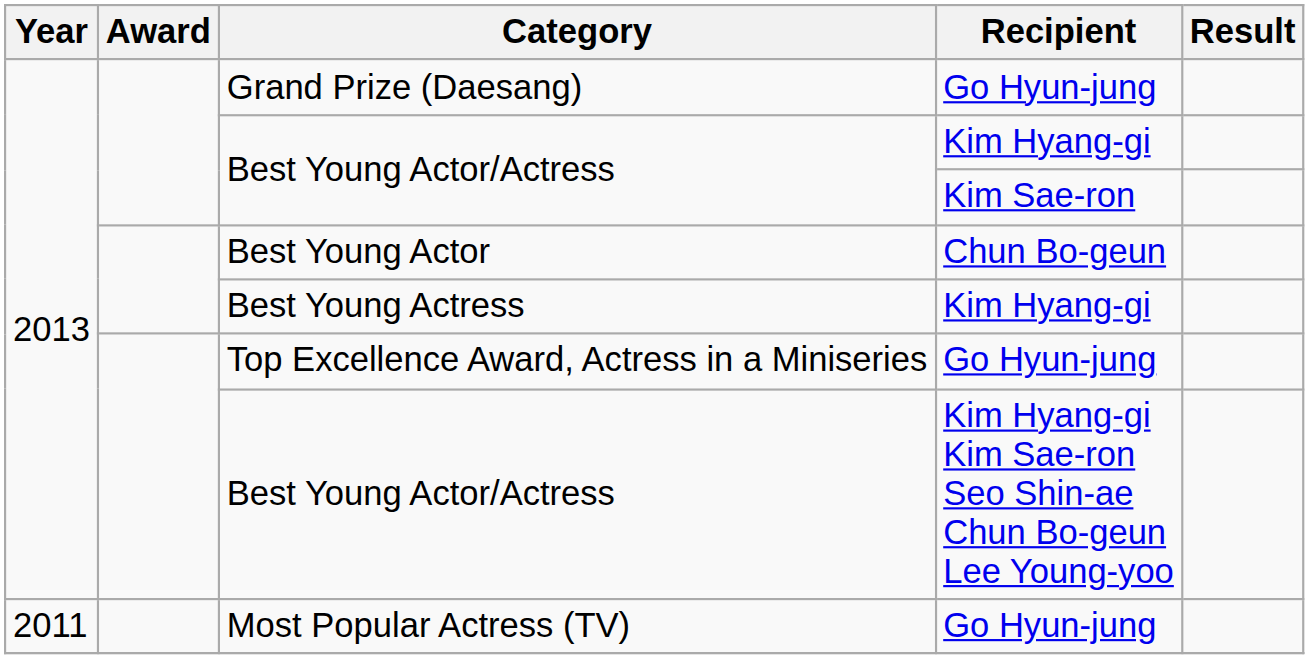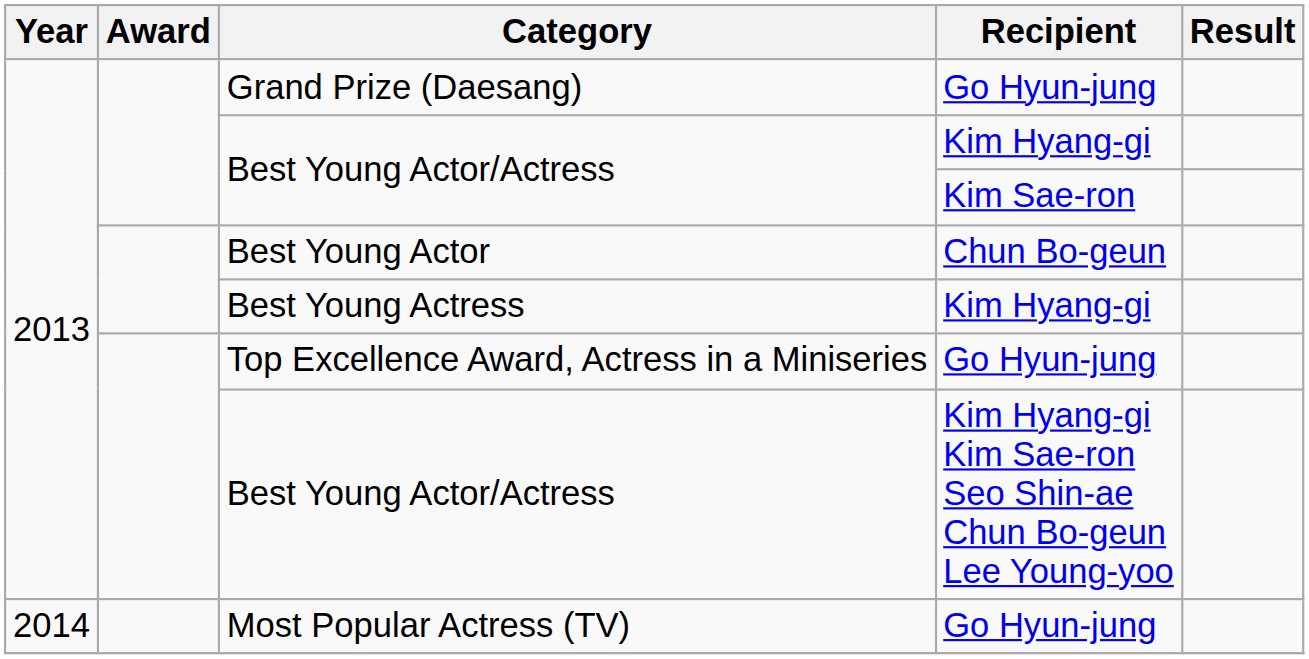(50, 625) 2011 -> (51, 625) 2014
